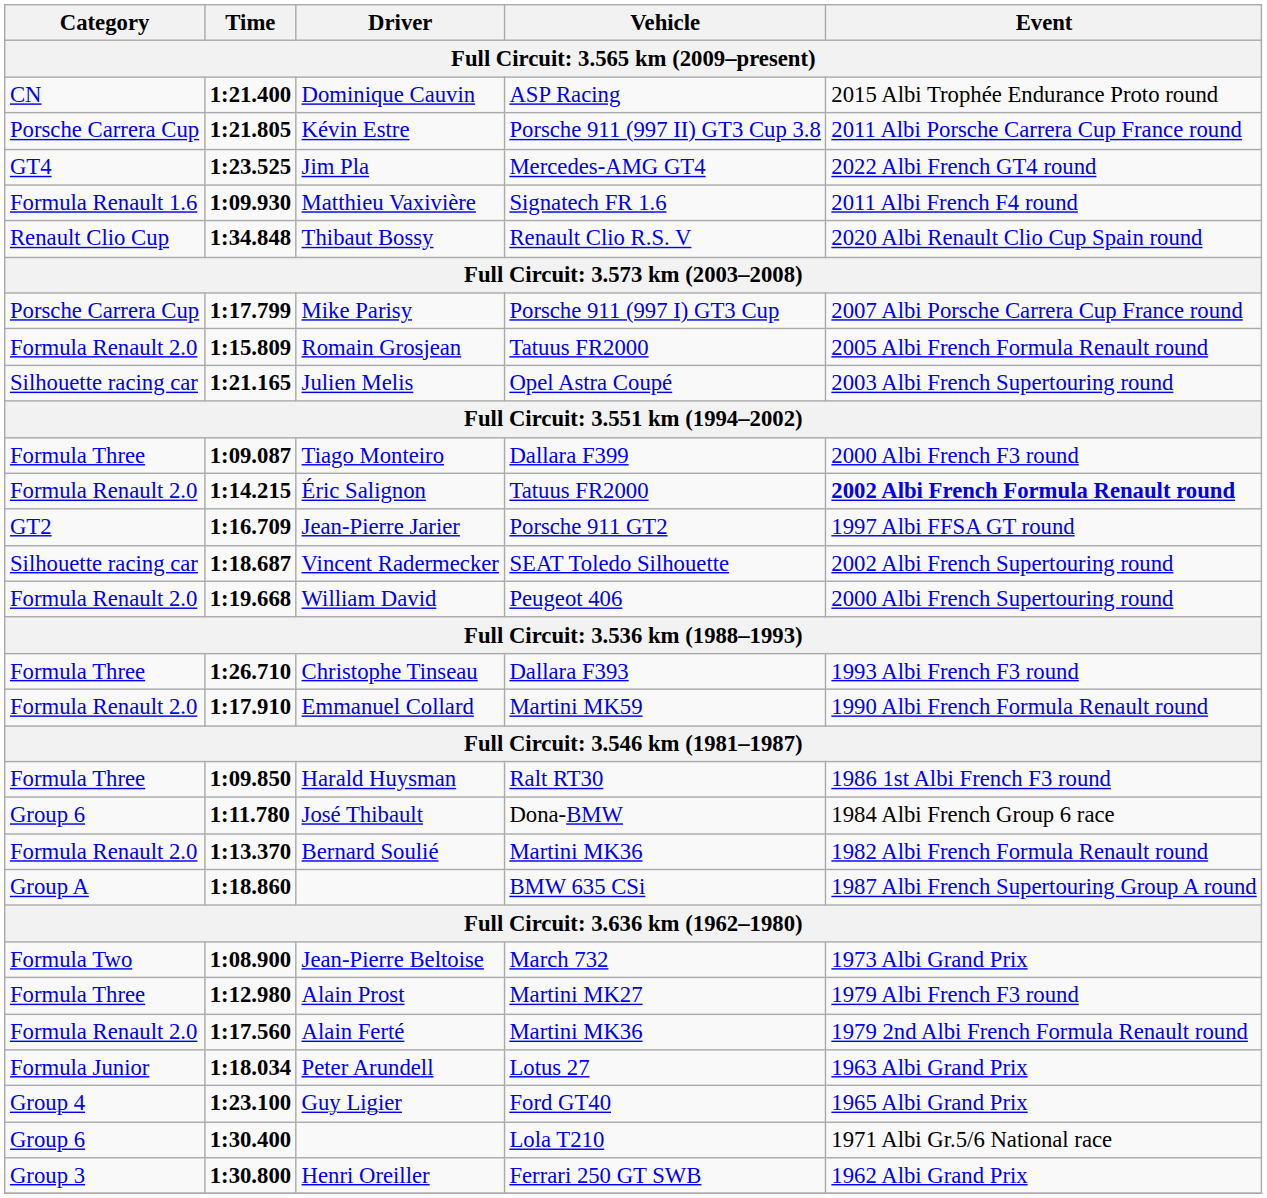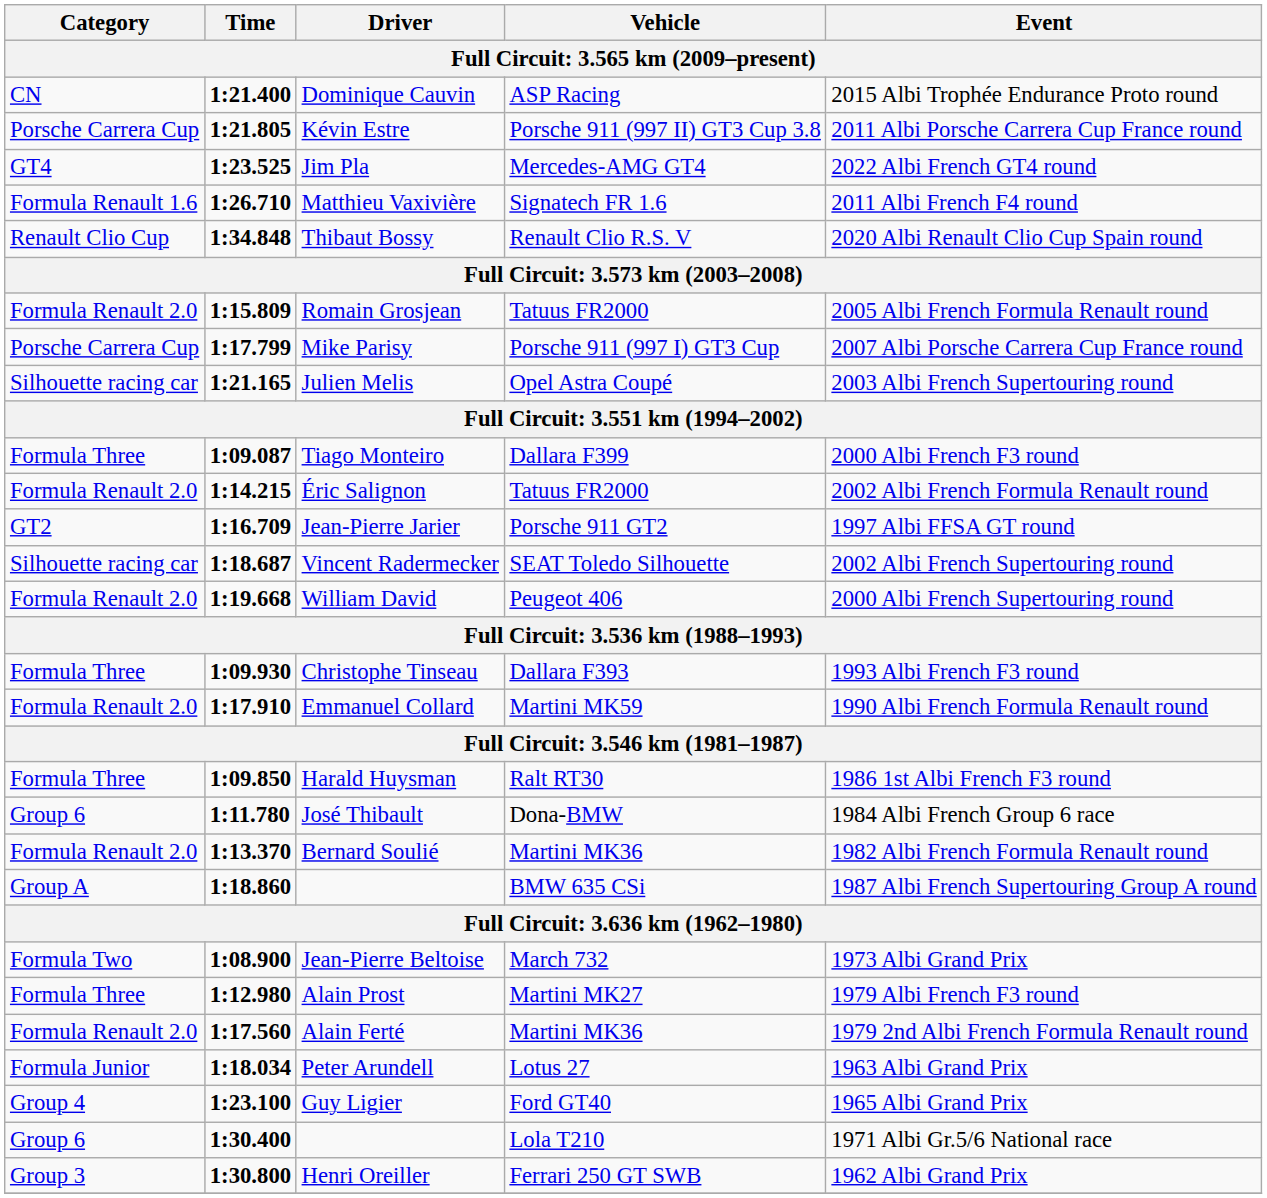(250, 202) 1:09.930 -> (250, 202) 1:26.710
rows swapped: (381, 346) <-> (357, 310)
(1033, 490) bold -> (1020, 490) normal
(250, 671) 1:26.710 -> (250, 671) 1:09.930
